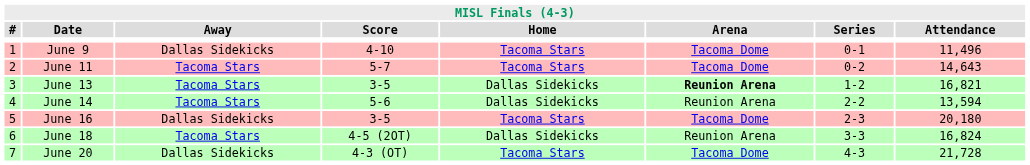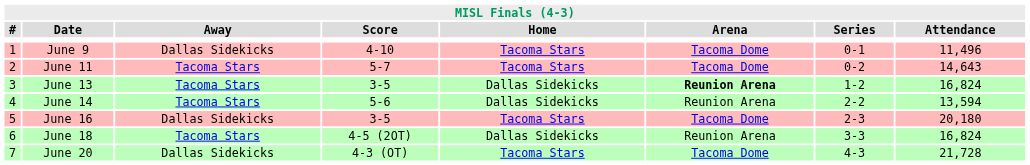(960, 84) 16,821 -> (960, 84) 16,824
